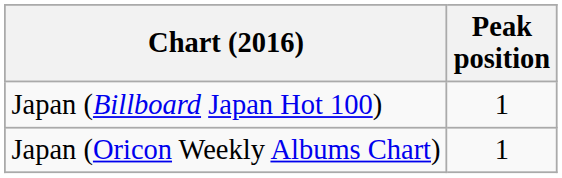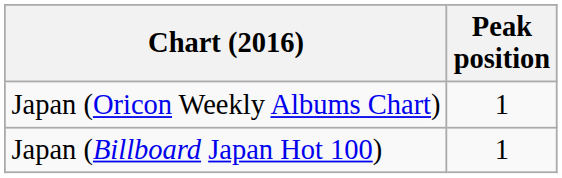rows swapped: (226, 149) <-> (197, 104)
